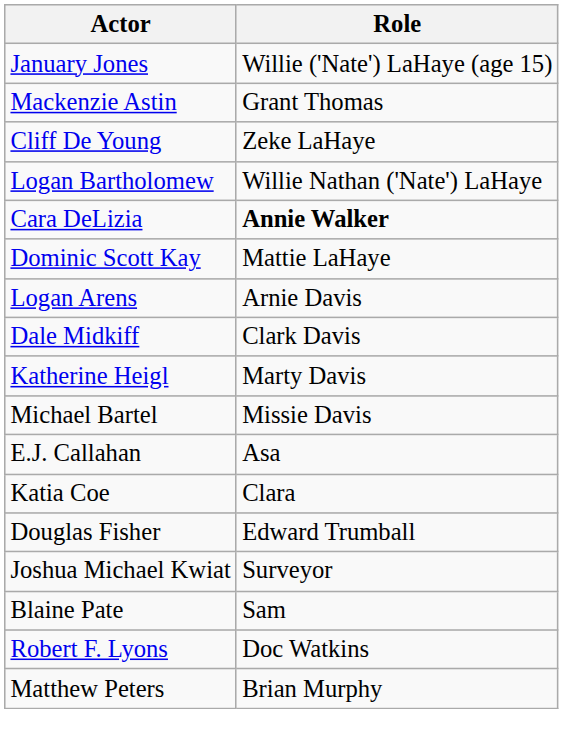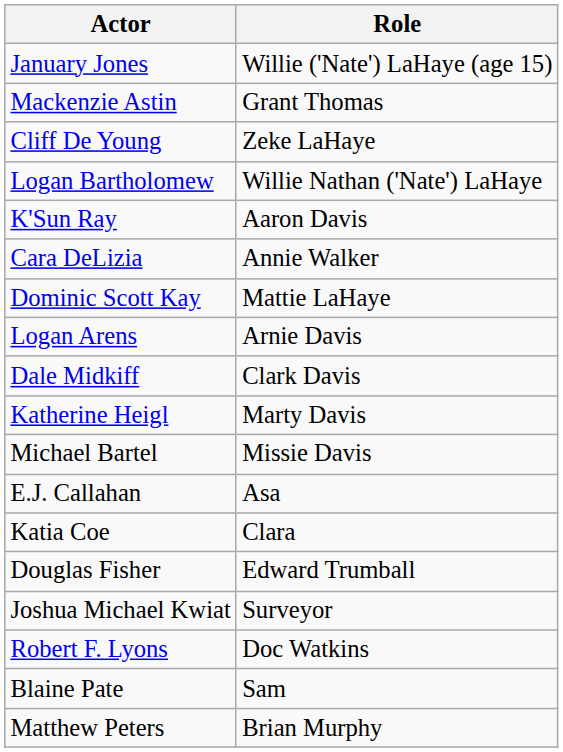+ row: (64, 219)
(316, 219) bold -> (310, 258) normal
rows swapped: (89, 649) <-> (67, 610)
